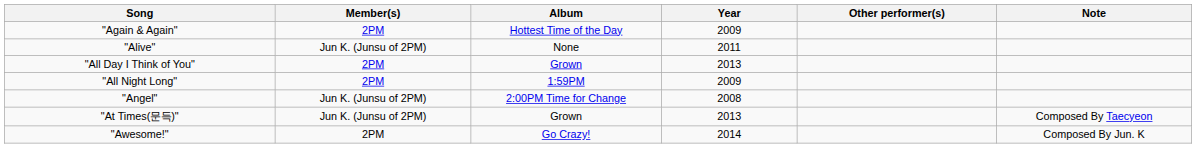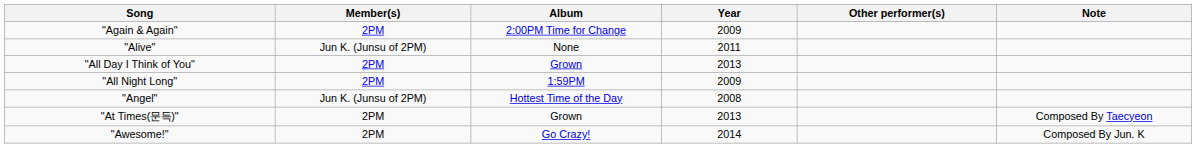(566, 30) Hottest Time of the Day -> (566, 30) 2:00PM Time for Change
(566, 98) 2:00PM Time for Change -> (566, 98) Hottest Time of the Day
(373, 116) Jun K. (Junsu of 2PM) -> (373, 116) 2PM
